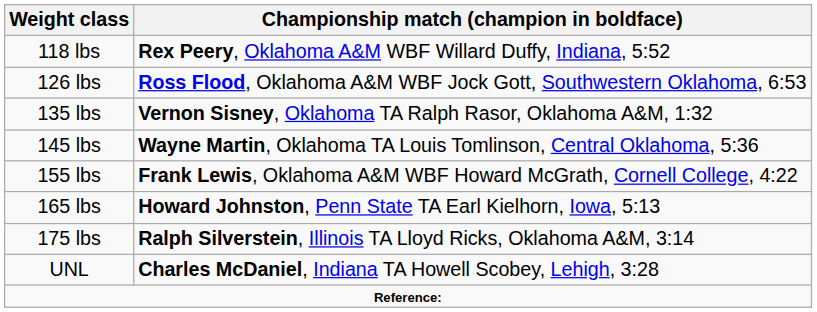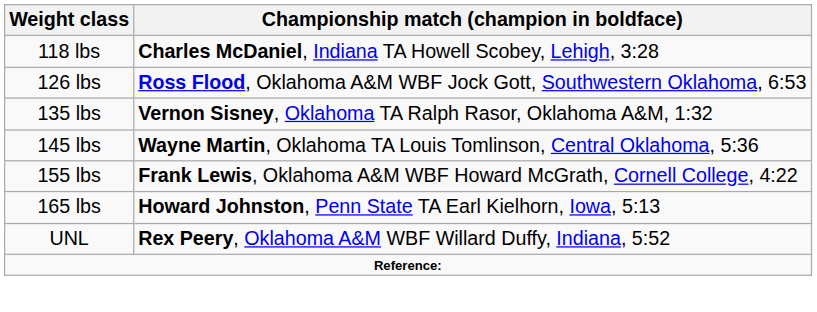(404, 51) Rex Peery, Oklahoma A&M WBF Willard Duffy, Indiana, 5:52 -> (399, 51) Charles McDaniel, Indiana TA Howell Scobey, Lehigh, 3:28
- row: (69, 238)
(399, 269) Charles McDaniel, Indiana TA Howell Scobey, Lehigh, 3:28 -> (404, 238) Rex Peery, Oklahoma A&M WBF Willard Duffy, Indiana, 5:52
